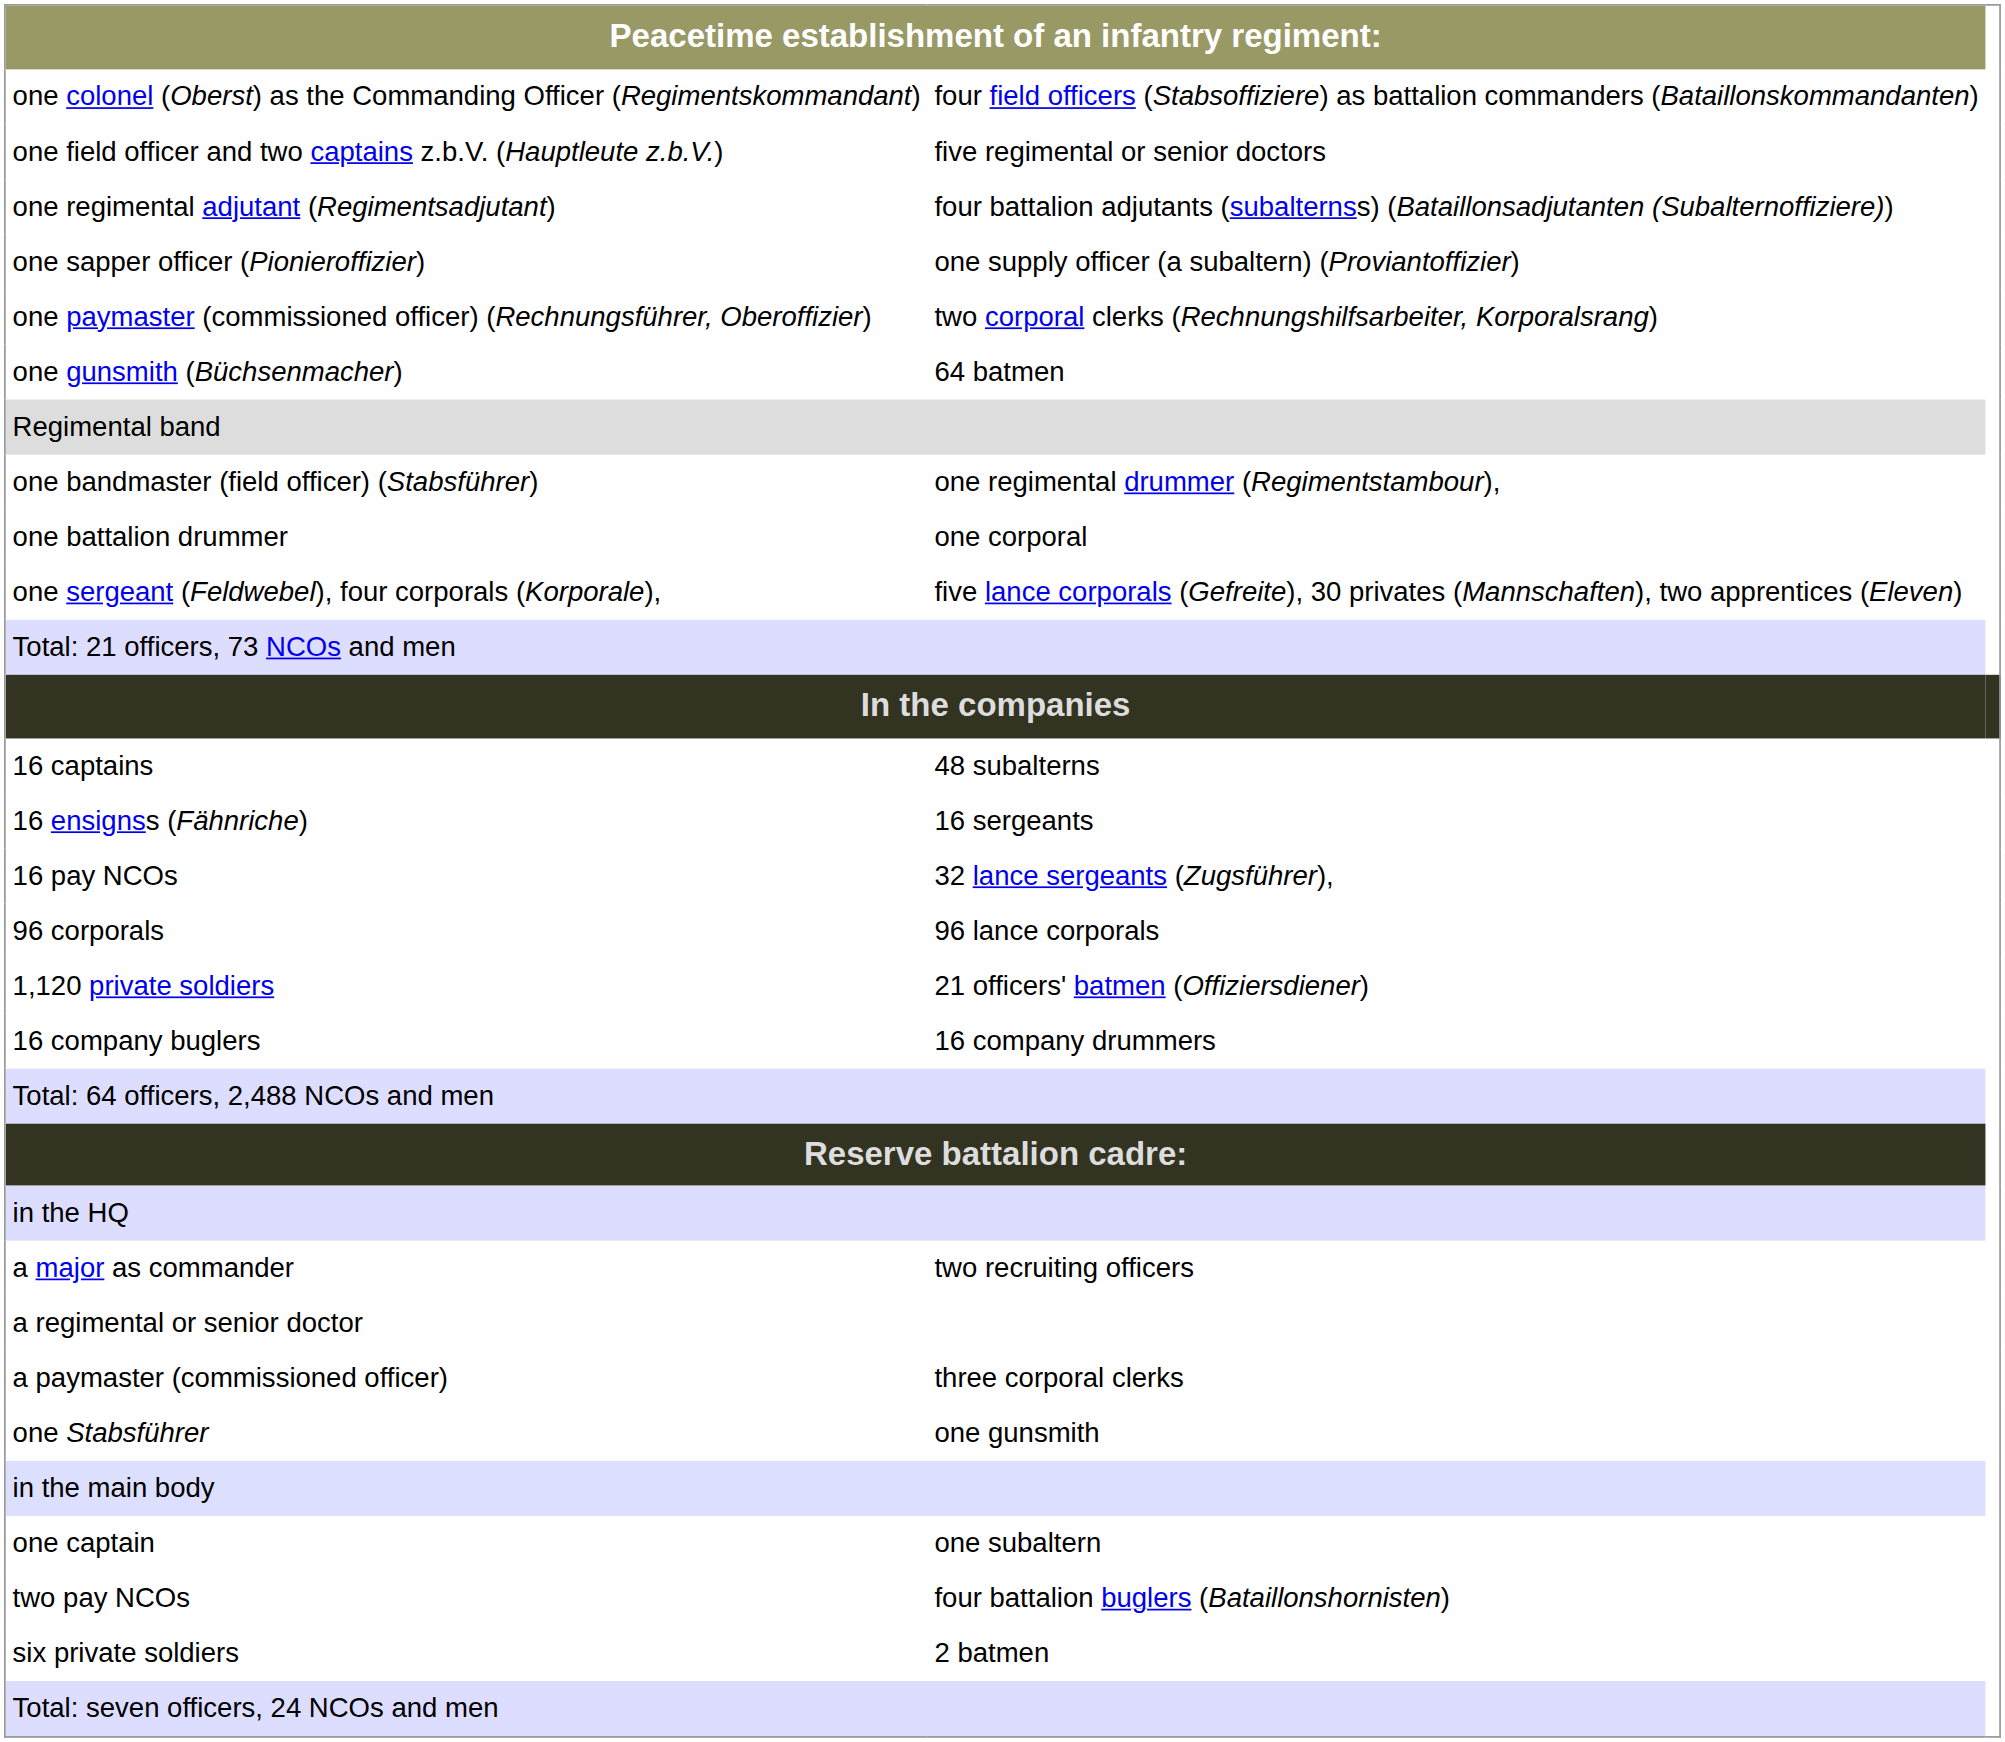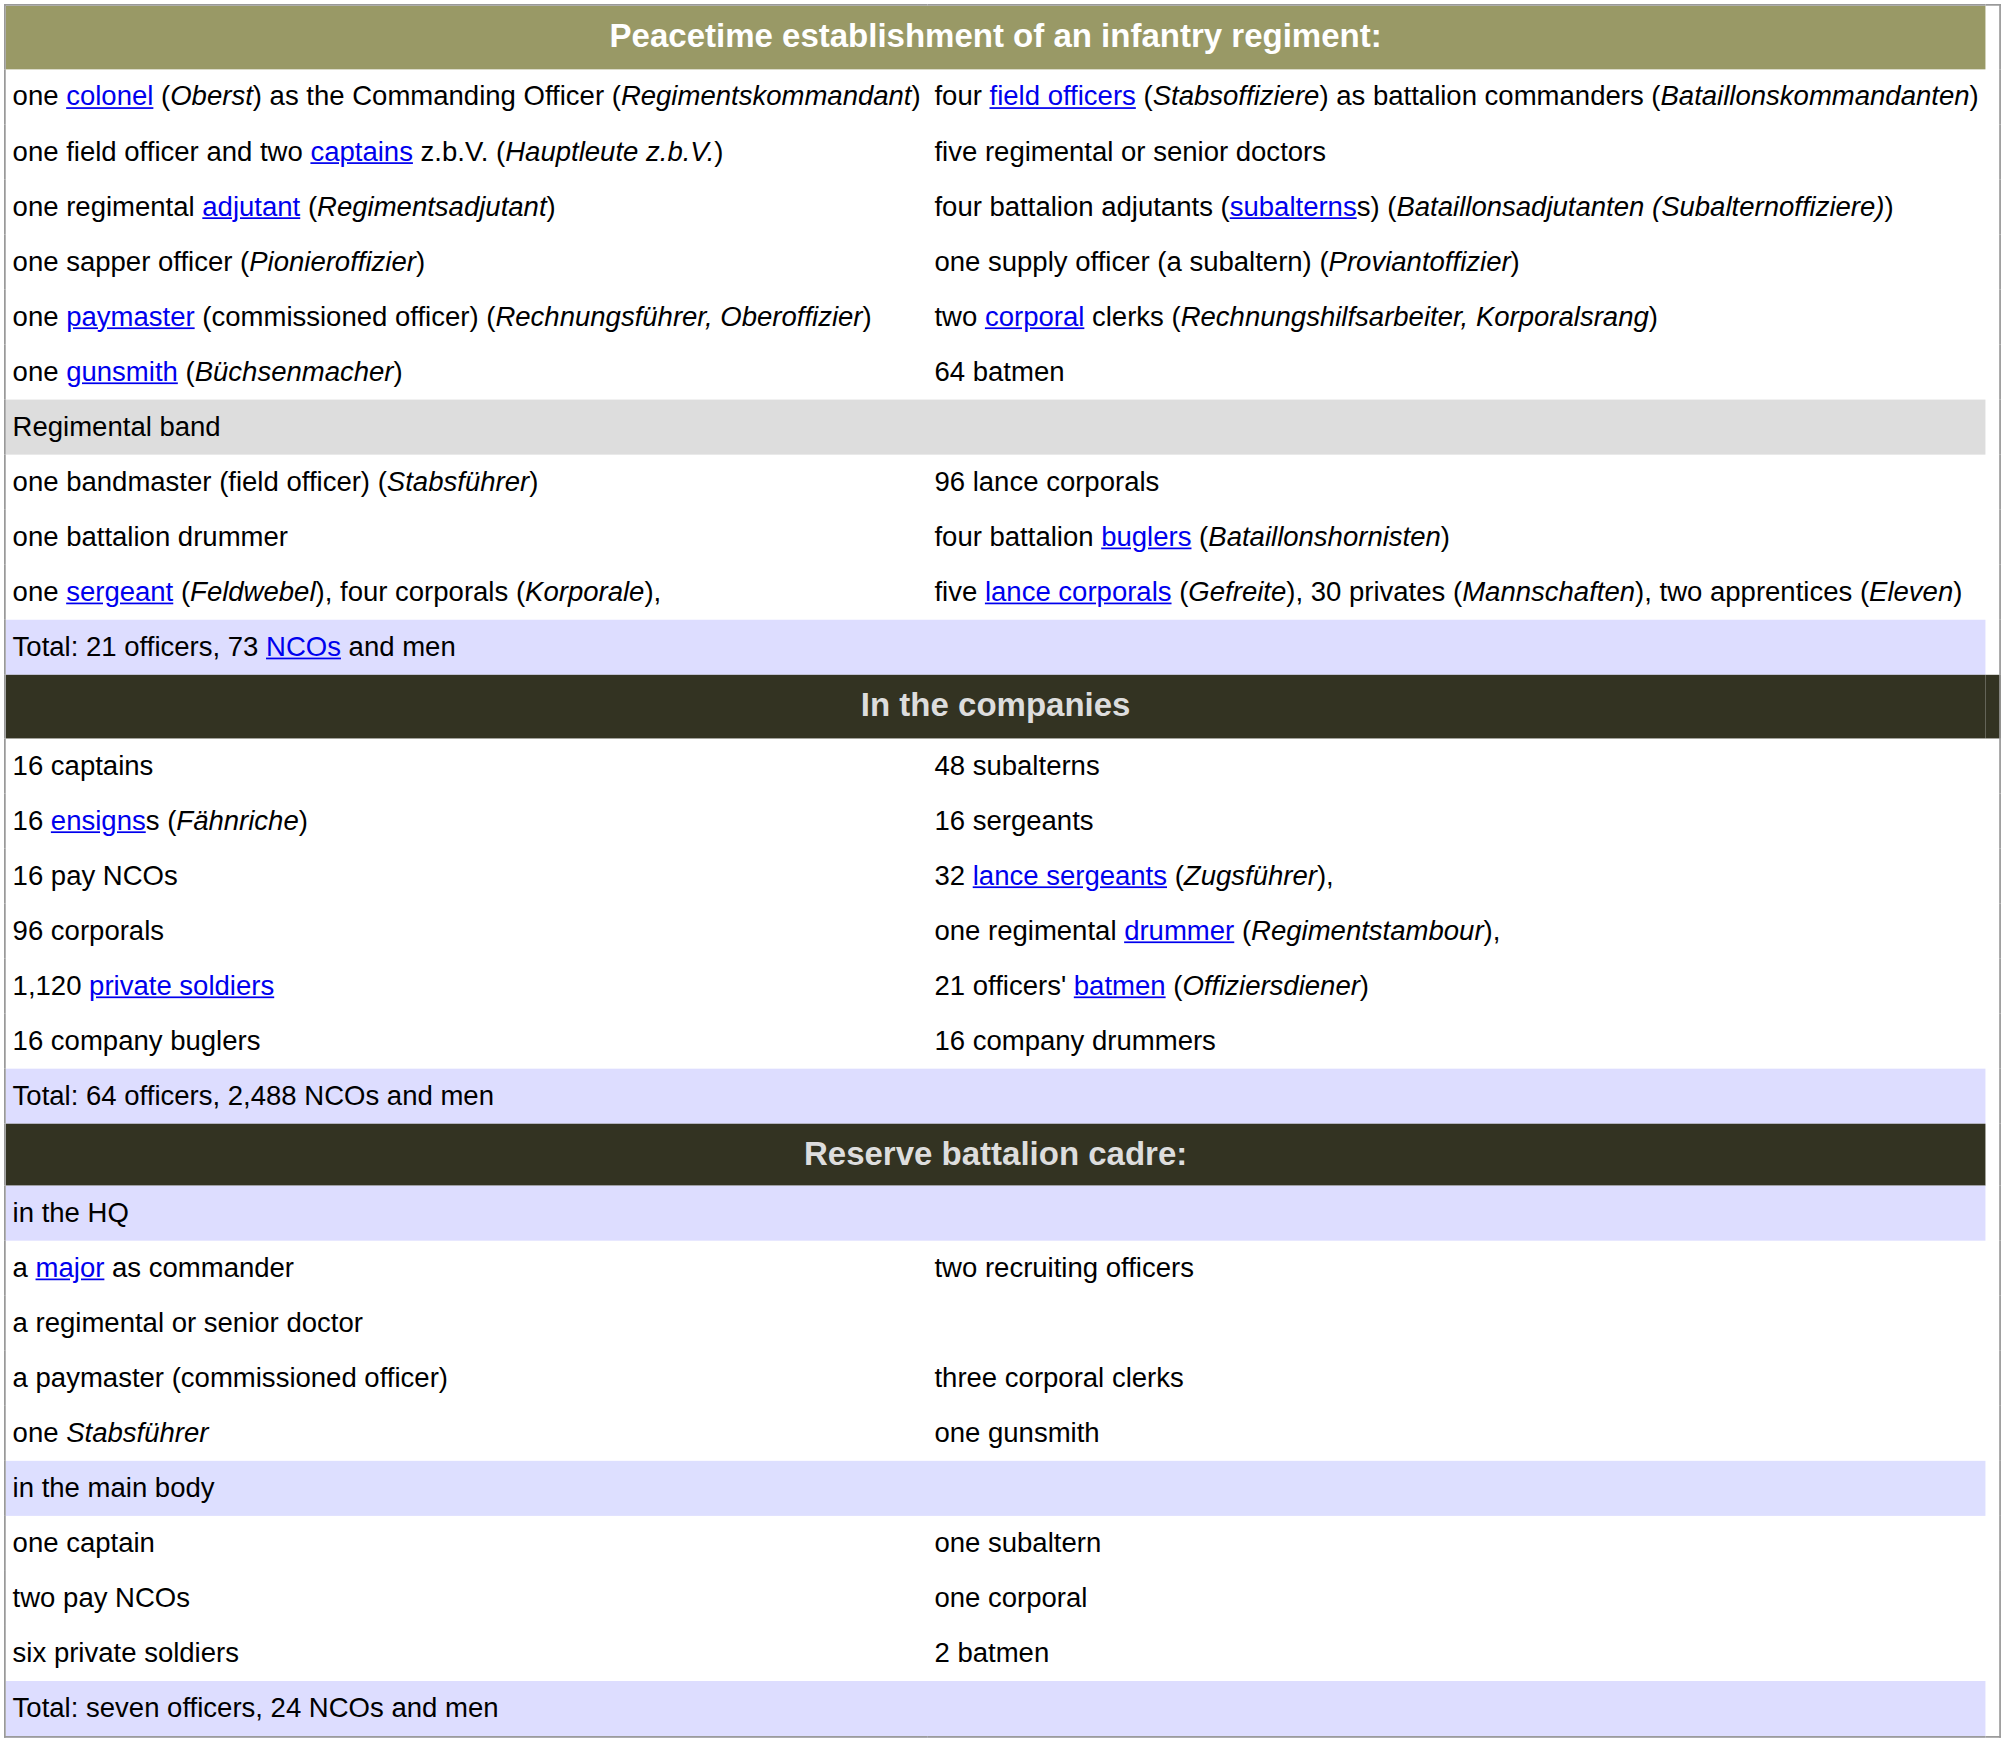(1217, 481) one regimental drummer (Regimentstambour), -> (1047, 481) 96 lance corporals
(1011, 536) one corporal -> (1192, 536) four battalion buglers (Bataillonshornisten)
(1047, 930) 96 lance corporals -> (1217, 930) one regimental drummer (Regimentstambour),
(1192, 1598) four battalion buglers (Bataillonshornisten) -> (1011, 1598) one corporal
